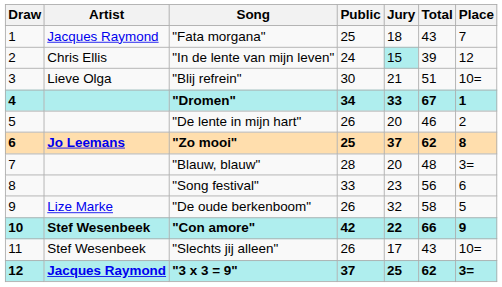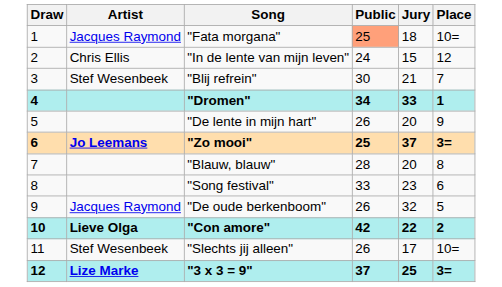- column: (437, 15)
(348, 36) no background -> (363, 36) lightsalmon background
(463, 36) 7 -> (448, 36) 10=
(394, 57) paleturquoise background -> (409, 57) no background
(79, 79) Lieve Olga -> (119, 79) Stef Wesenbeek
(470, 79) 10= -> (440, 79) 7
(463, 121) 2 -> (440, 121) 9
(463, 143) 8 -> (444, 143) 3=
(466, 164) 3= -> (440, 164) 8
(80, 206) Lize Marke -> (125, 206) Jacques Raymond
(99, 228) Stef Wesenbeek -> (104, 228) Lieve Olga
(463, 228) 9 -> (440, 228) 2
(107, 270) Jacques Raymond -> (104, 270) Lize Marke
